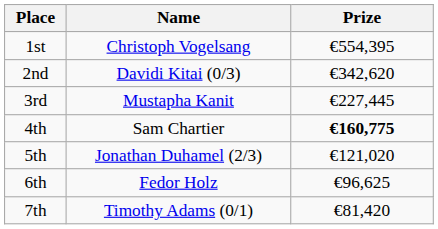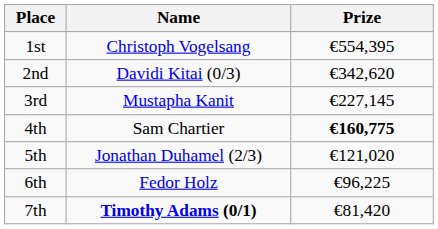(362, 100) €227,445 -> (362, 100) €227,145
(362, 182) €96,625 -> (362, 182) €96,225
(178, 210) normal -> (178, 210) bold
